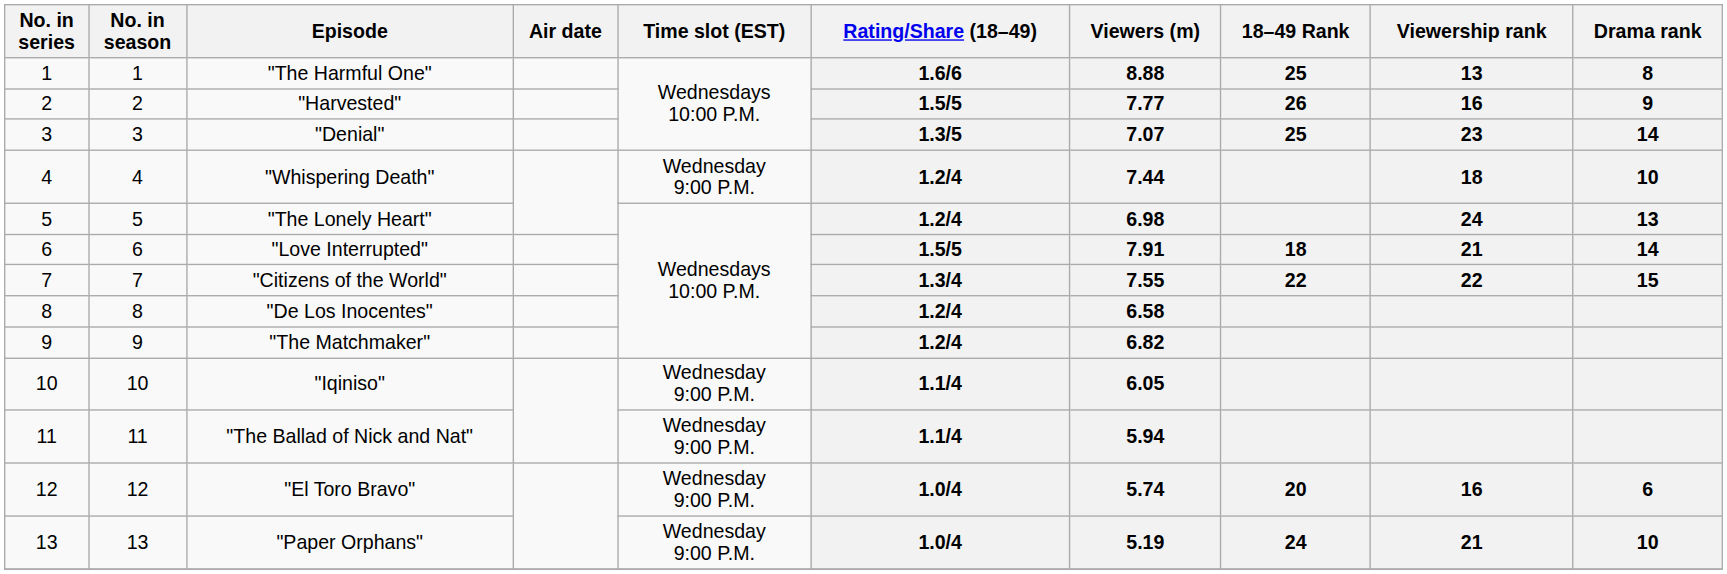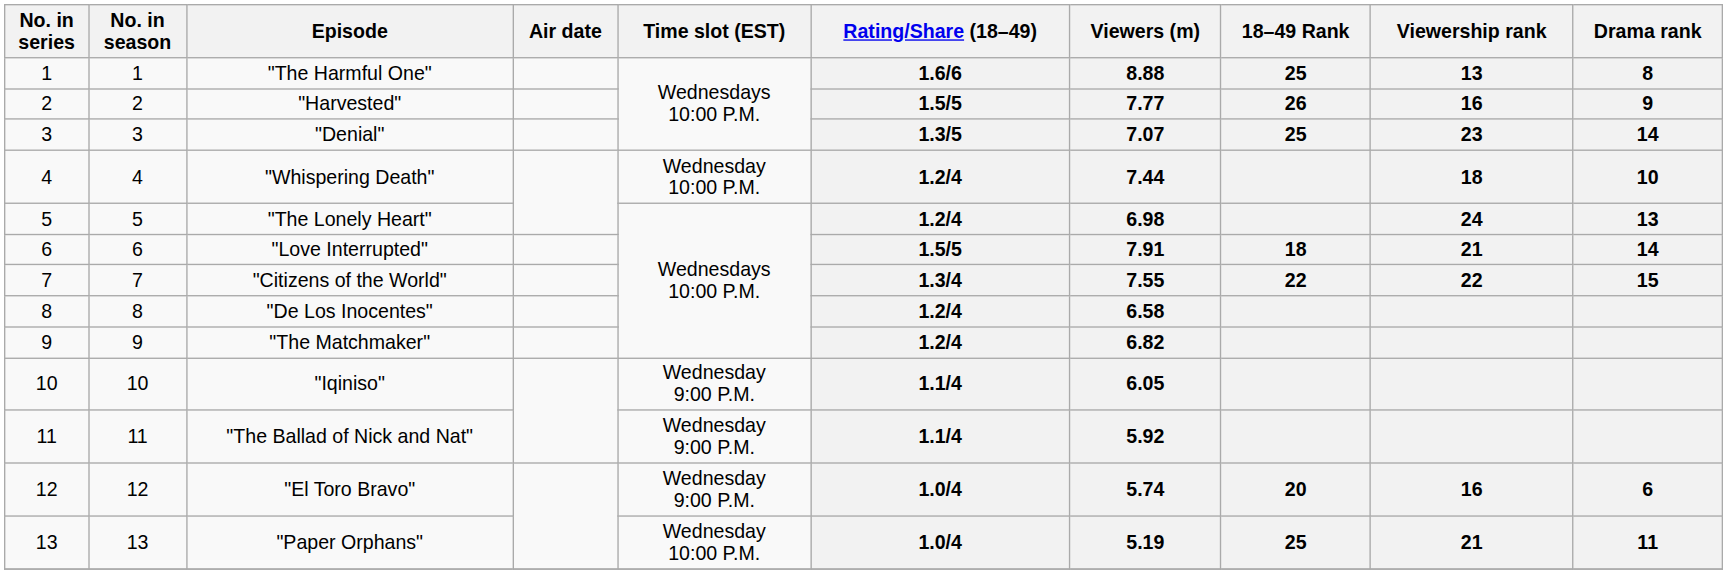(714, 177) Wednesday 9:00 P.M. -> (714, 177) Wednesday 10:00 P.M.
(1145, 437) 5.94 -> (1145, 437) 5.92
(714, 542) Wednesday 9:00 P.M. -> (714, 542) Wednesday 10:00 P.M.
(1296, 542) 24 -> (1296, 542) 25
(1648, 542) 10 -> (1648, 542) 11
